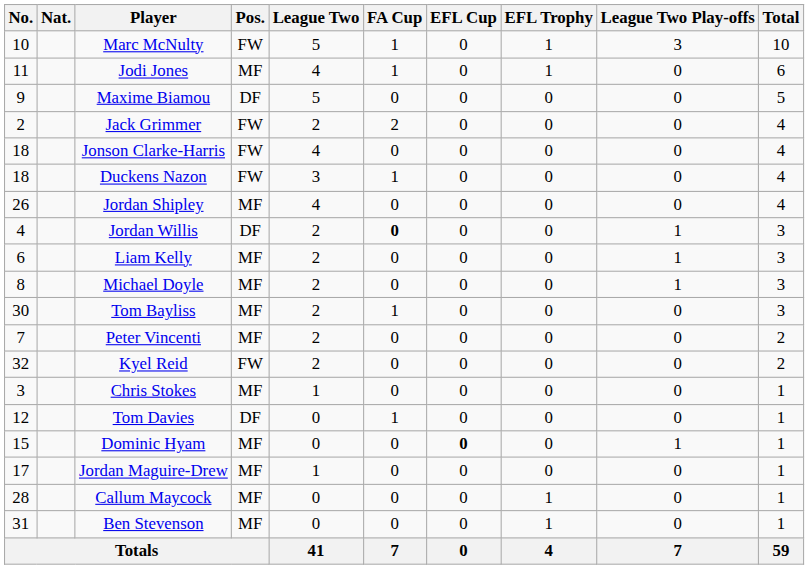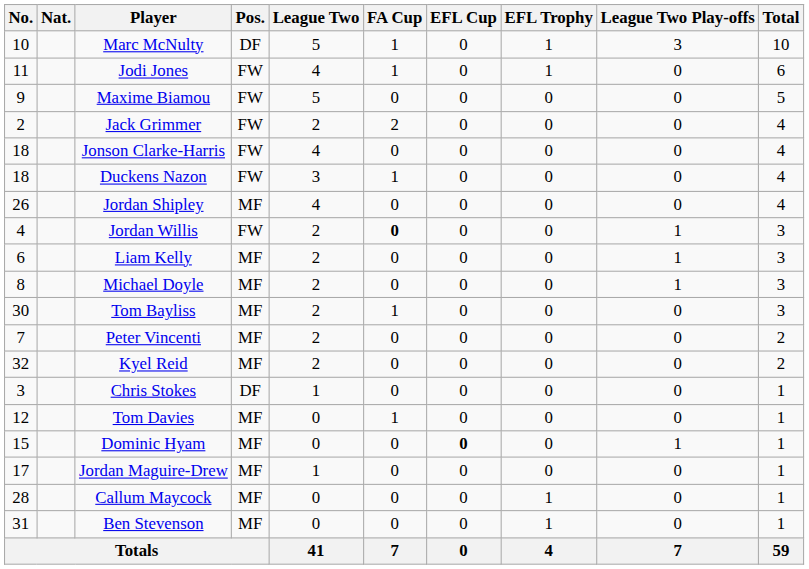(250, 44) FW -> (250, 44) DF
(250, 71) MF -> (250, 71) FW
(250, 97) DF -> (250, 97) FW
(250, 230) DF -> (250, 230) FW
(250, 364) FW -> (250, 364) MF
(250, 390) MF -> (250, 390) DF
(250, 417) DF -> (250, 417) MF
